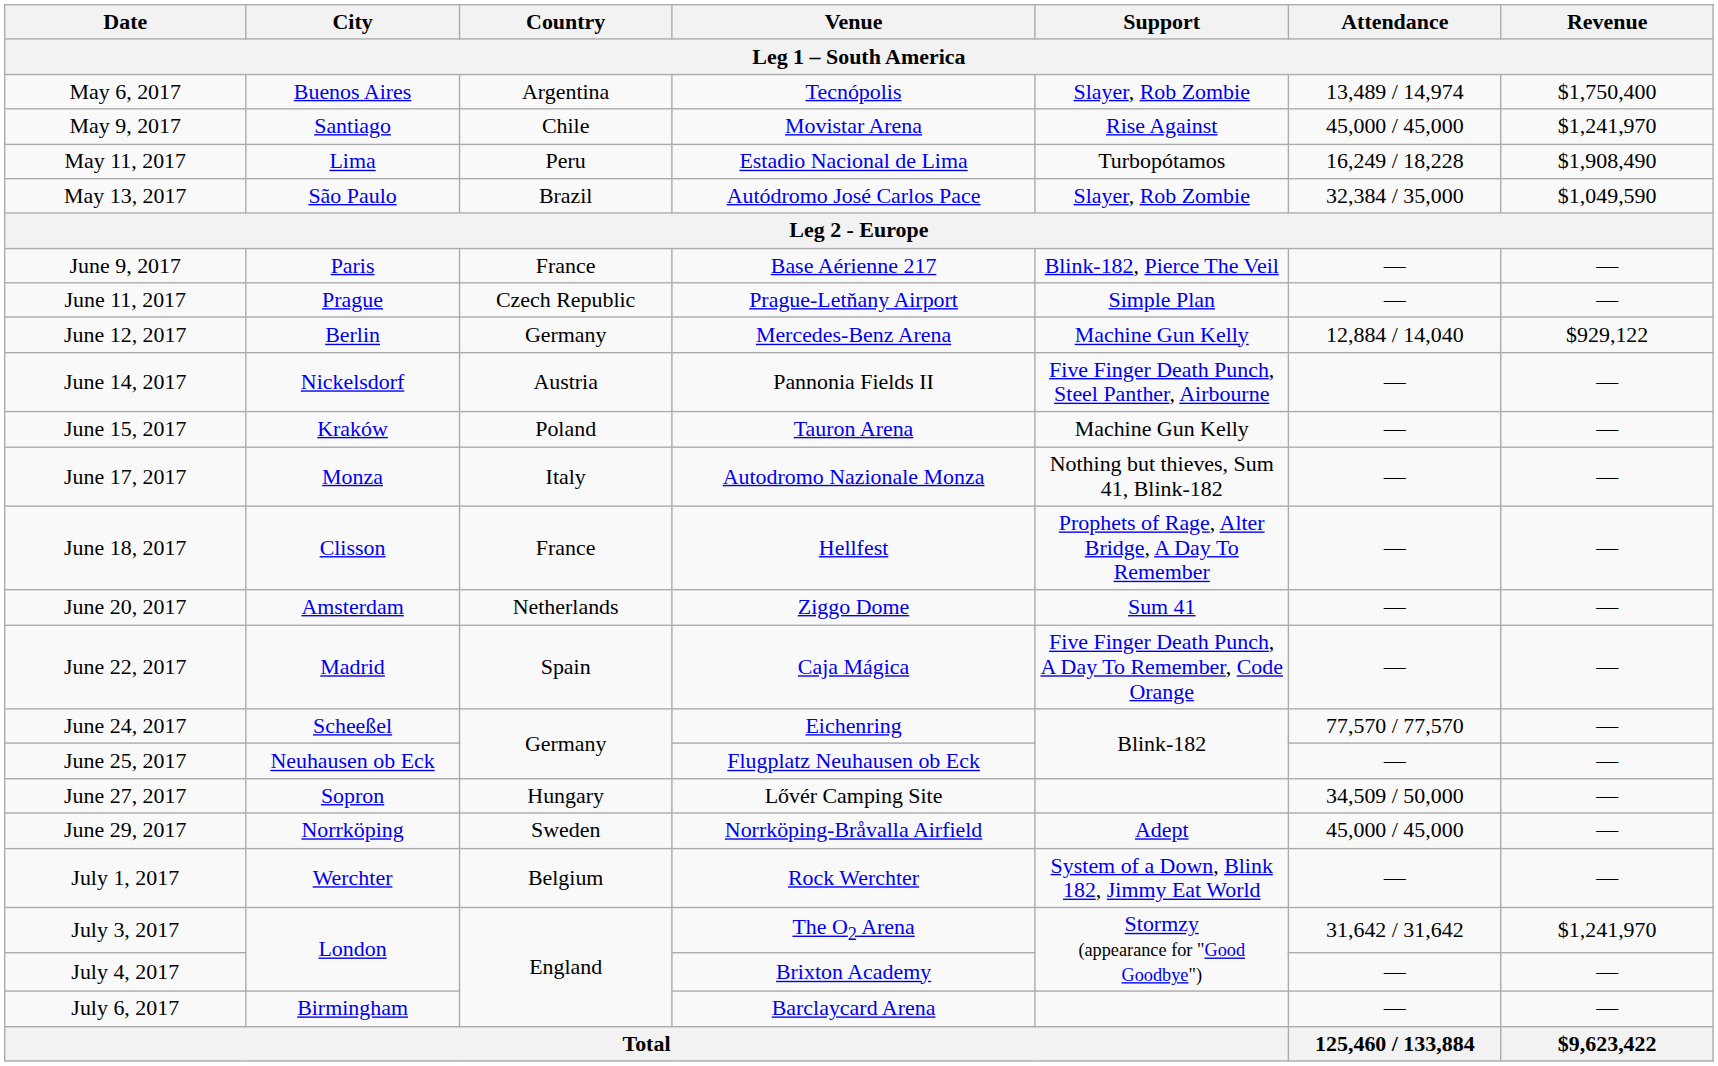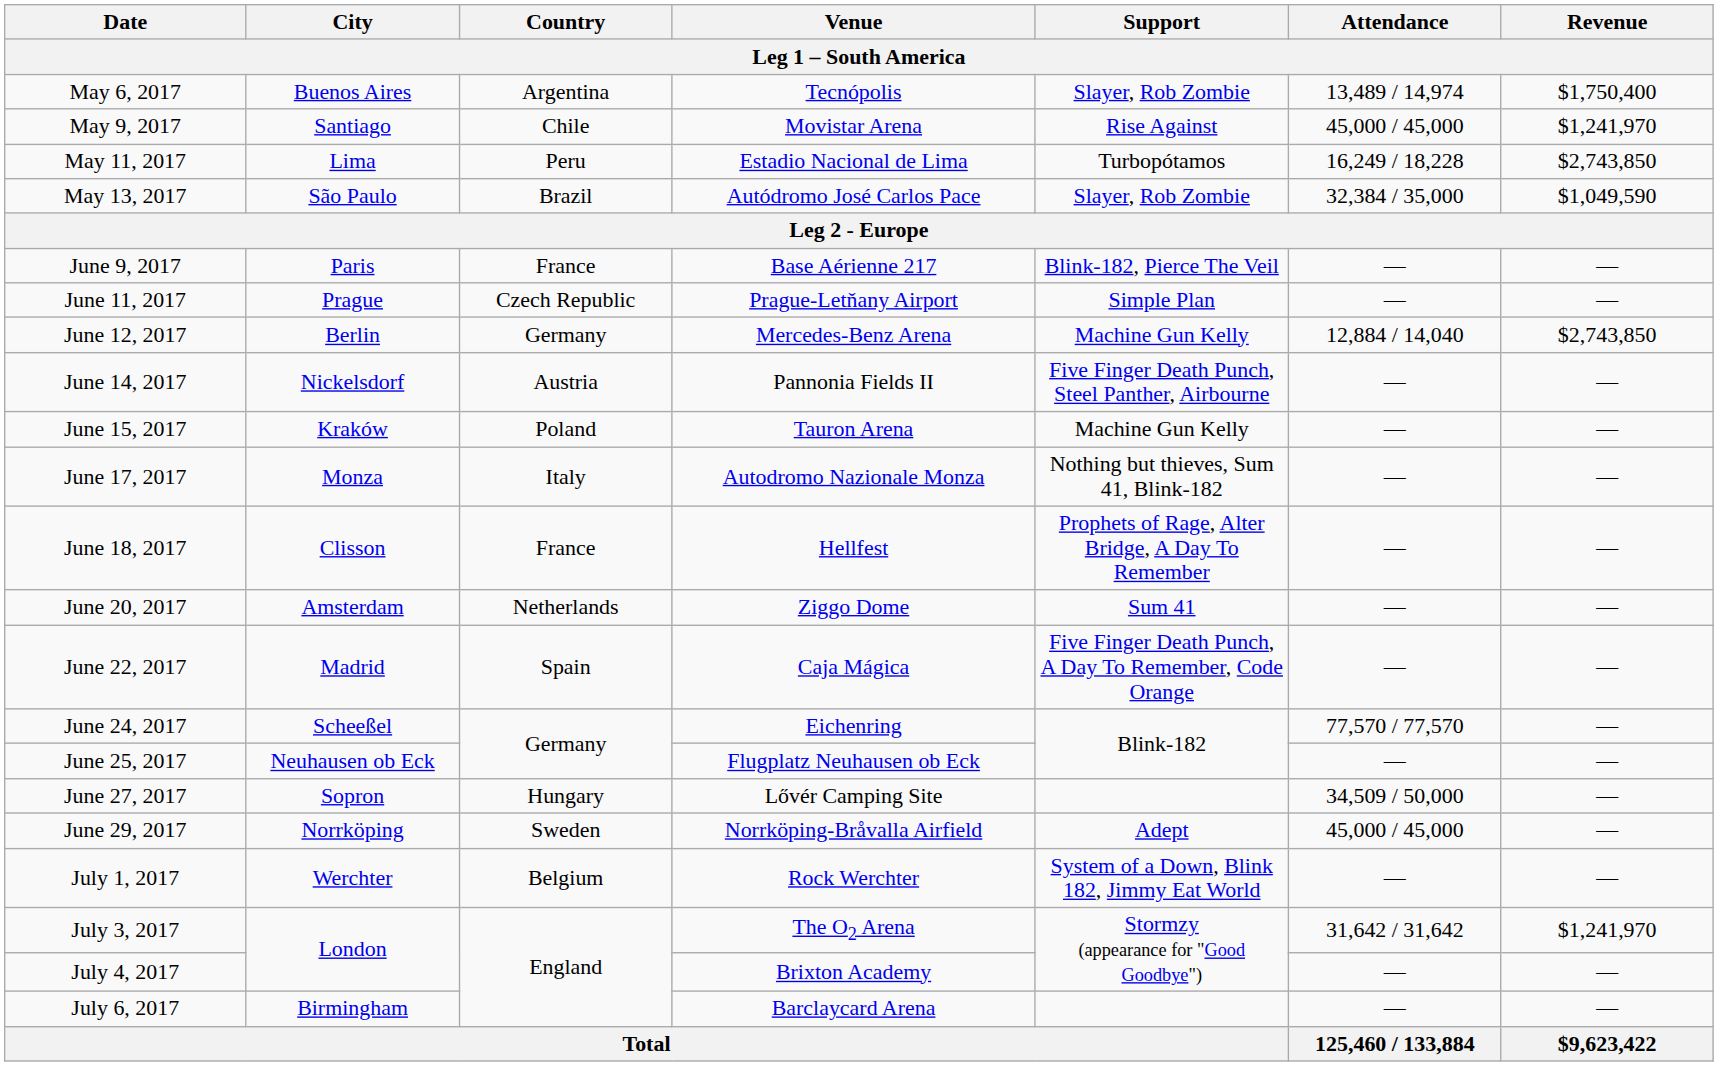(1607, 160) $1,908,490 -> (1607, 160) $2,743,850
(1607, 334) $929,122 -> (1607, 334) $2,743,850
